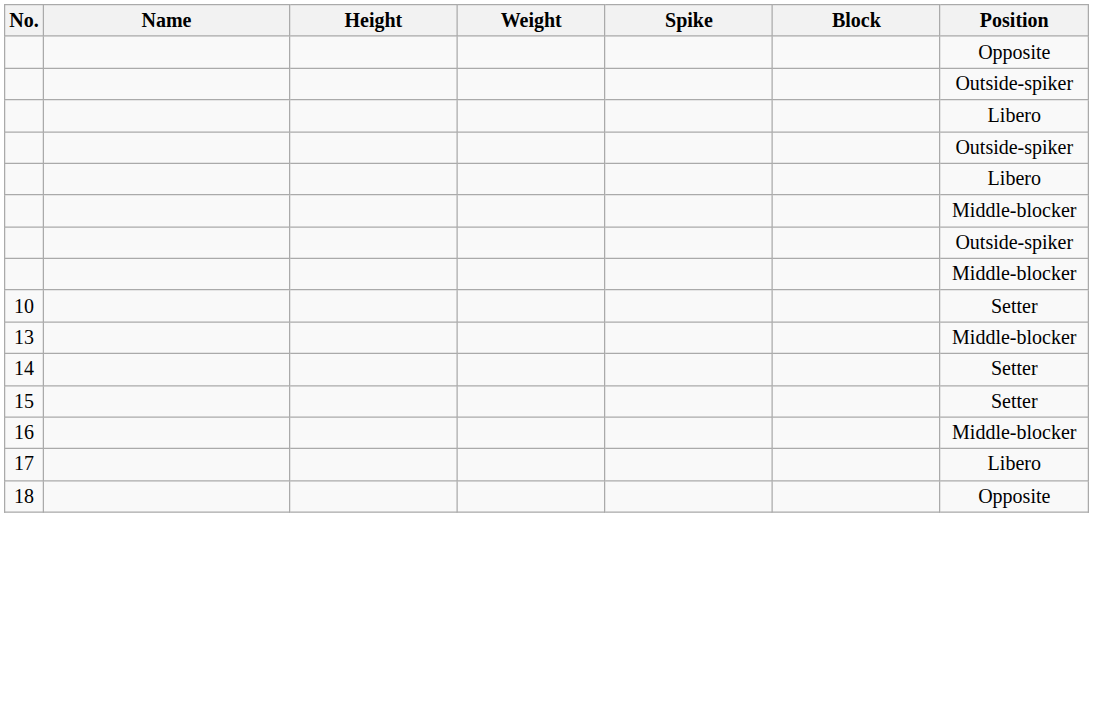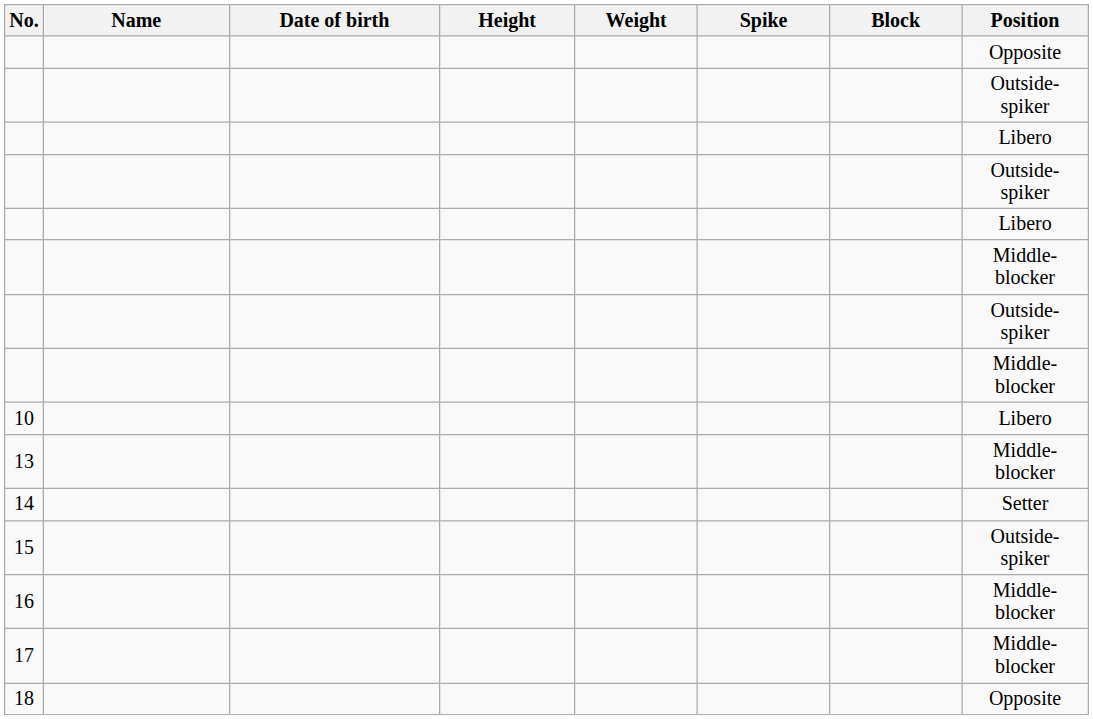+ column: (334, 20)
(1014, 305) Setter -> (1025, 418) Libero
(1014, 400) Setter -> (1025, 547) Outside-spiker
(1014, 464) Libero -> (1025, 655) Middle-blocker
